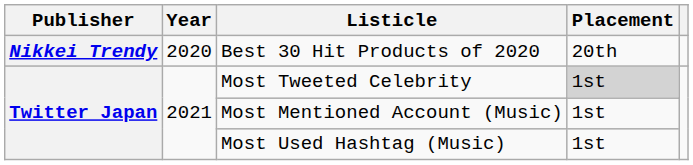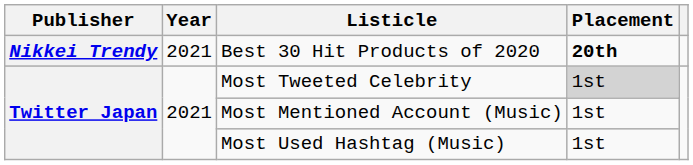(189, 51) 2020 -> (189, 51) 2021
(595, 51) normal -> (595, 51) bold
